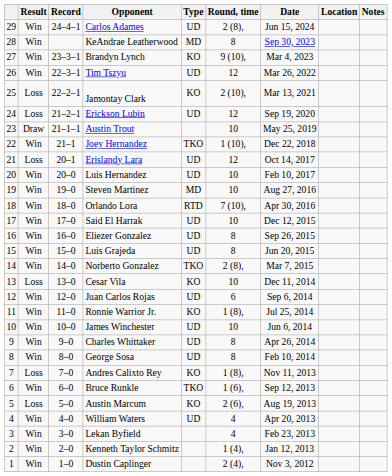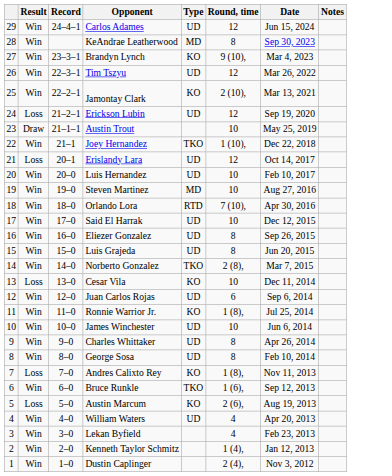- column: (339, 12)
(233, 27) 2 (8), -> (233, 27) 12
(34, 93) Loss -> (34, 93) Win
